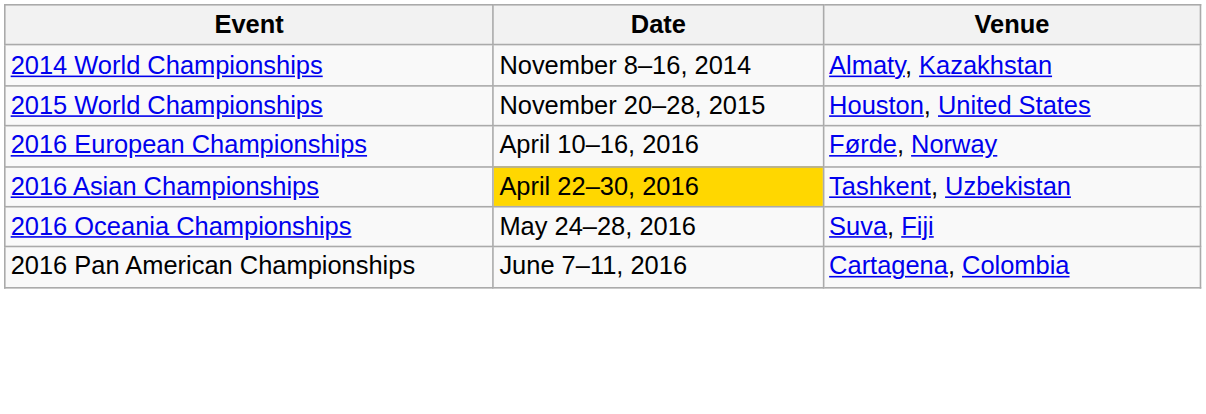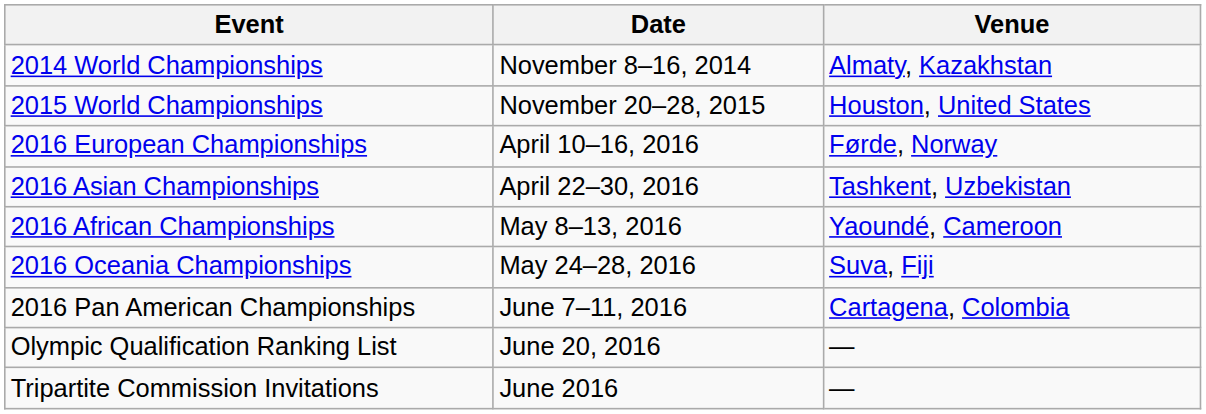(599, 186) gold background -> (599, 186) no background
+ row: (173, 226)
+ row: (204, 347)
+ row: (195, 387)
